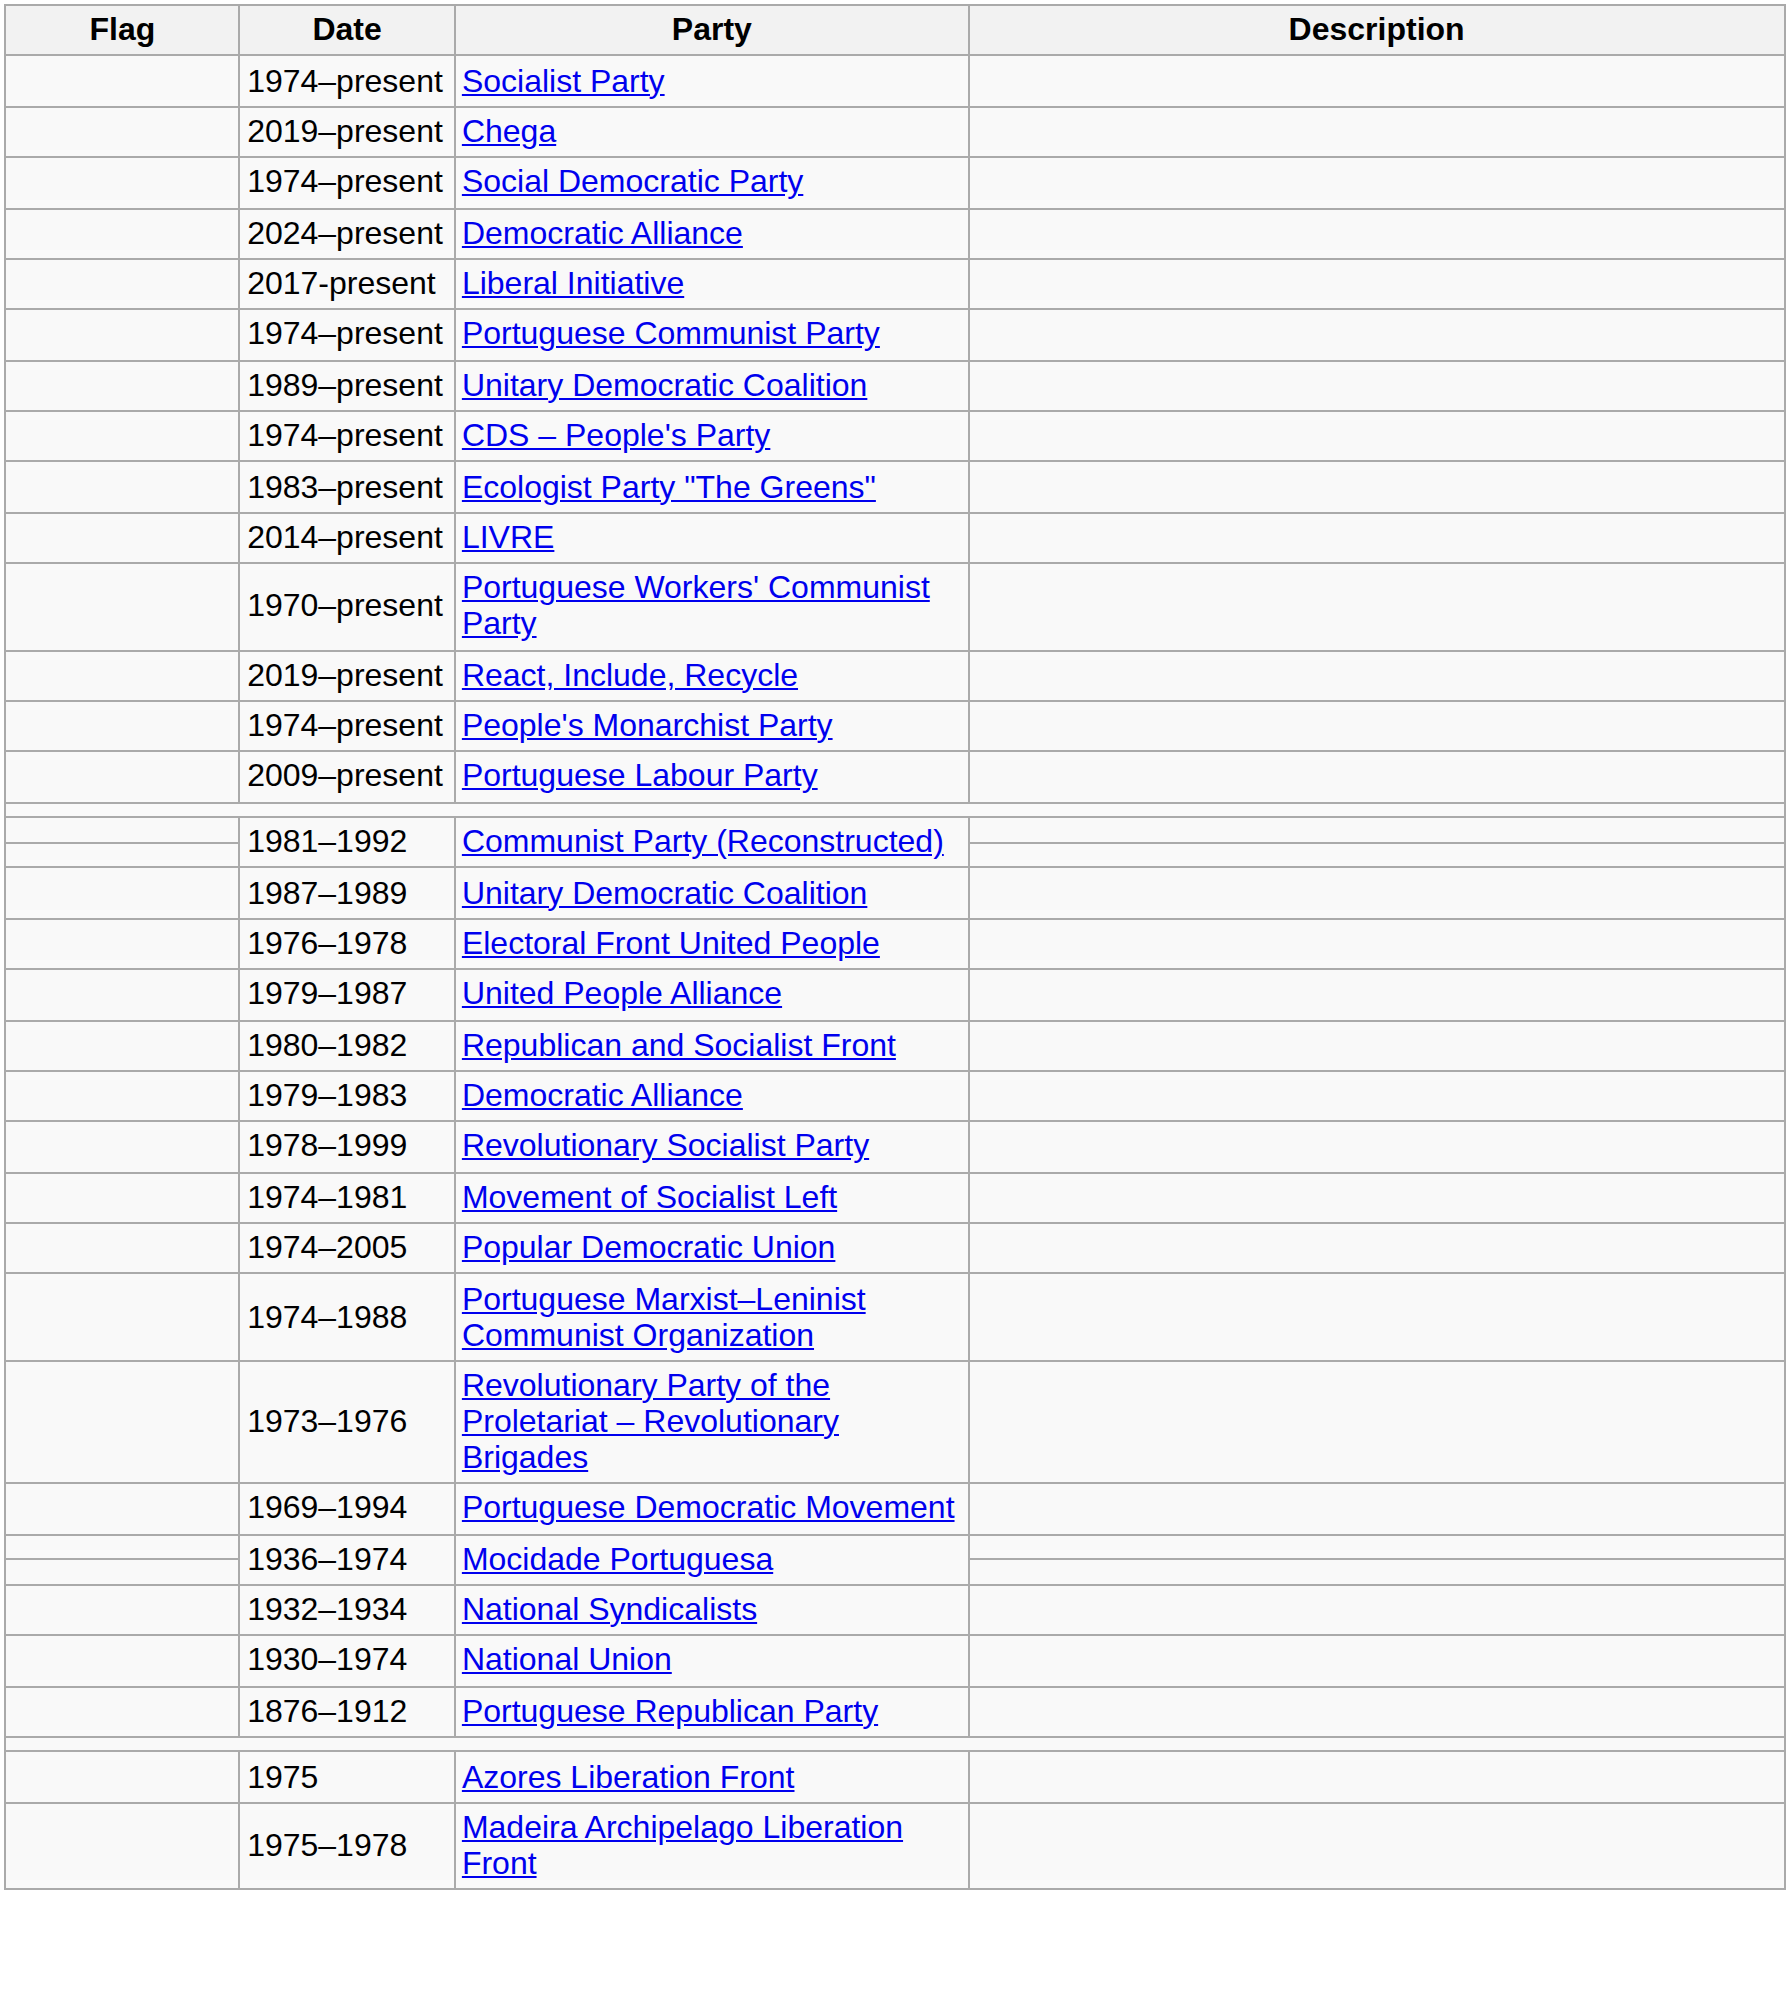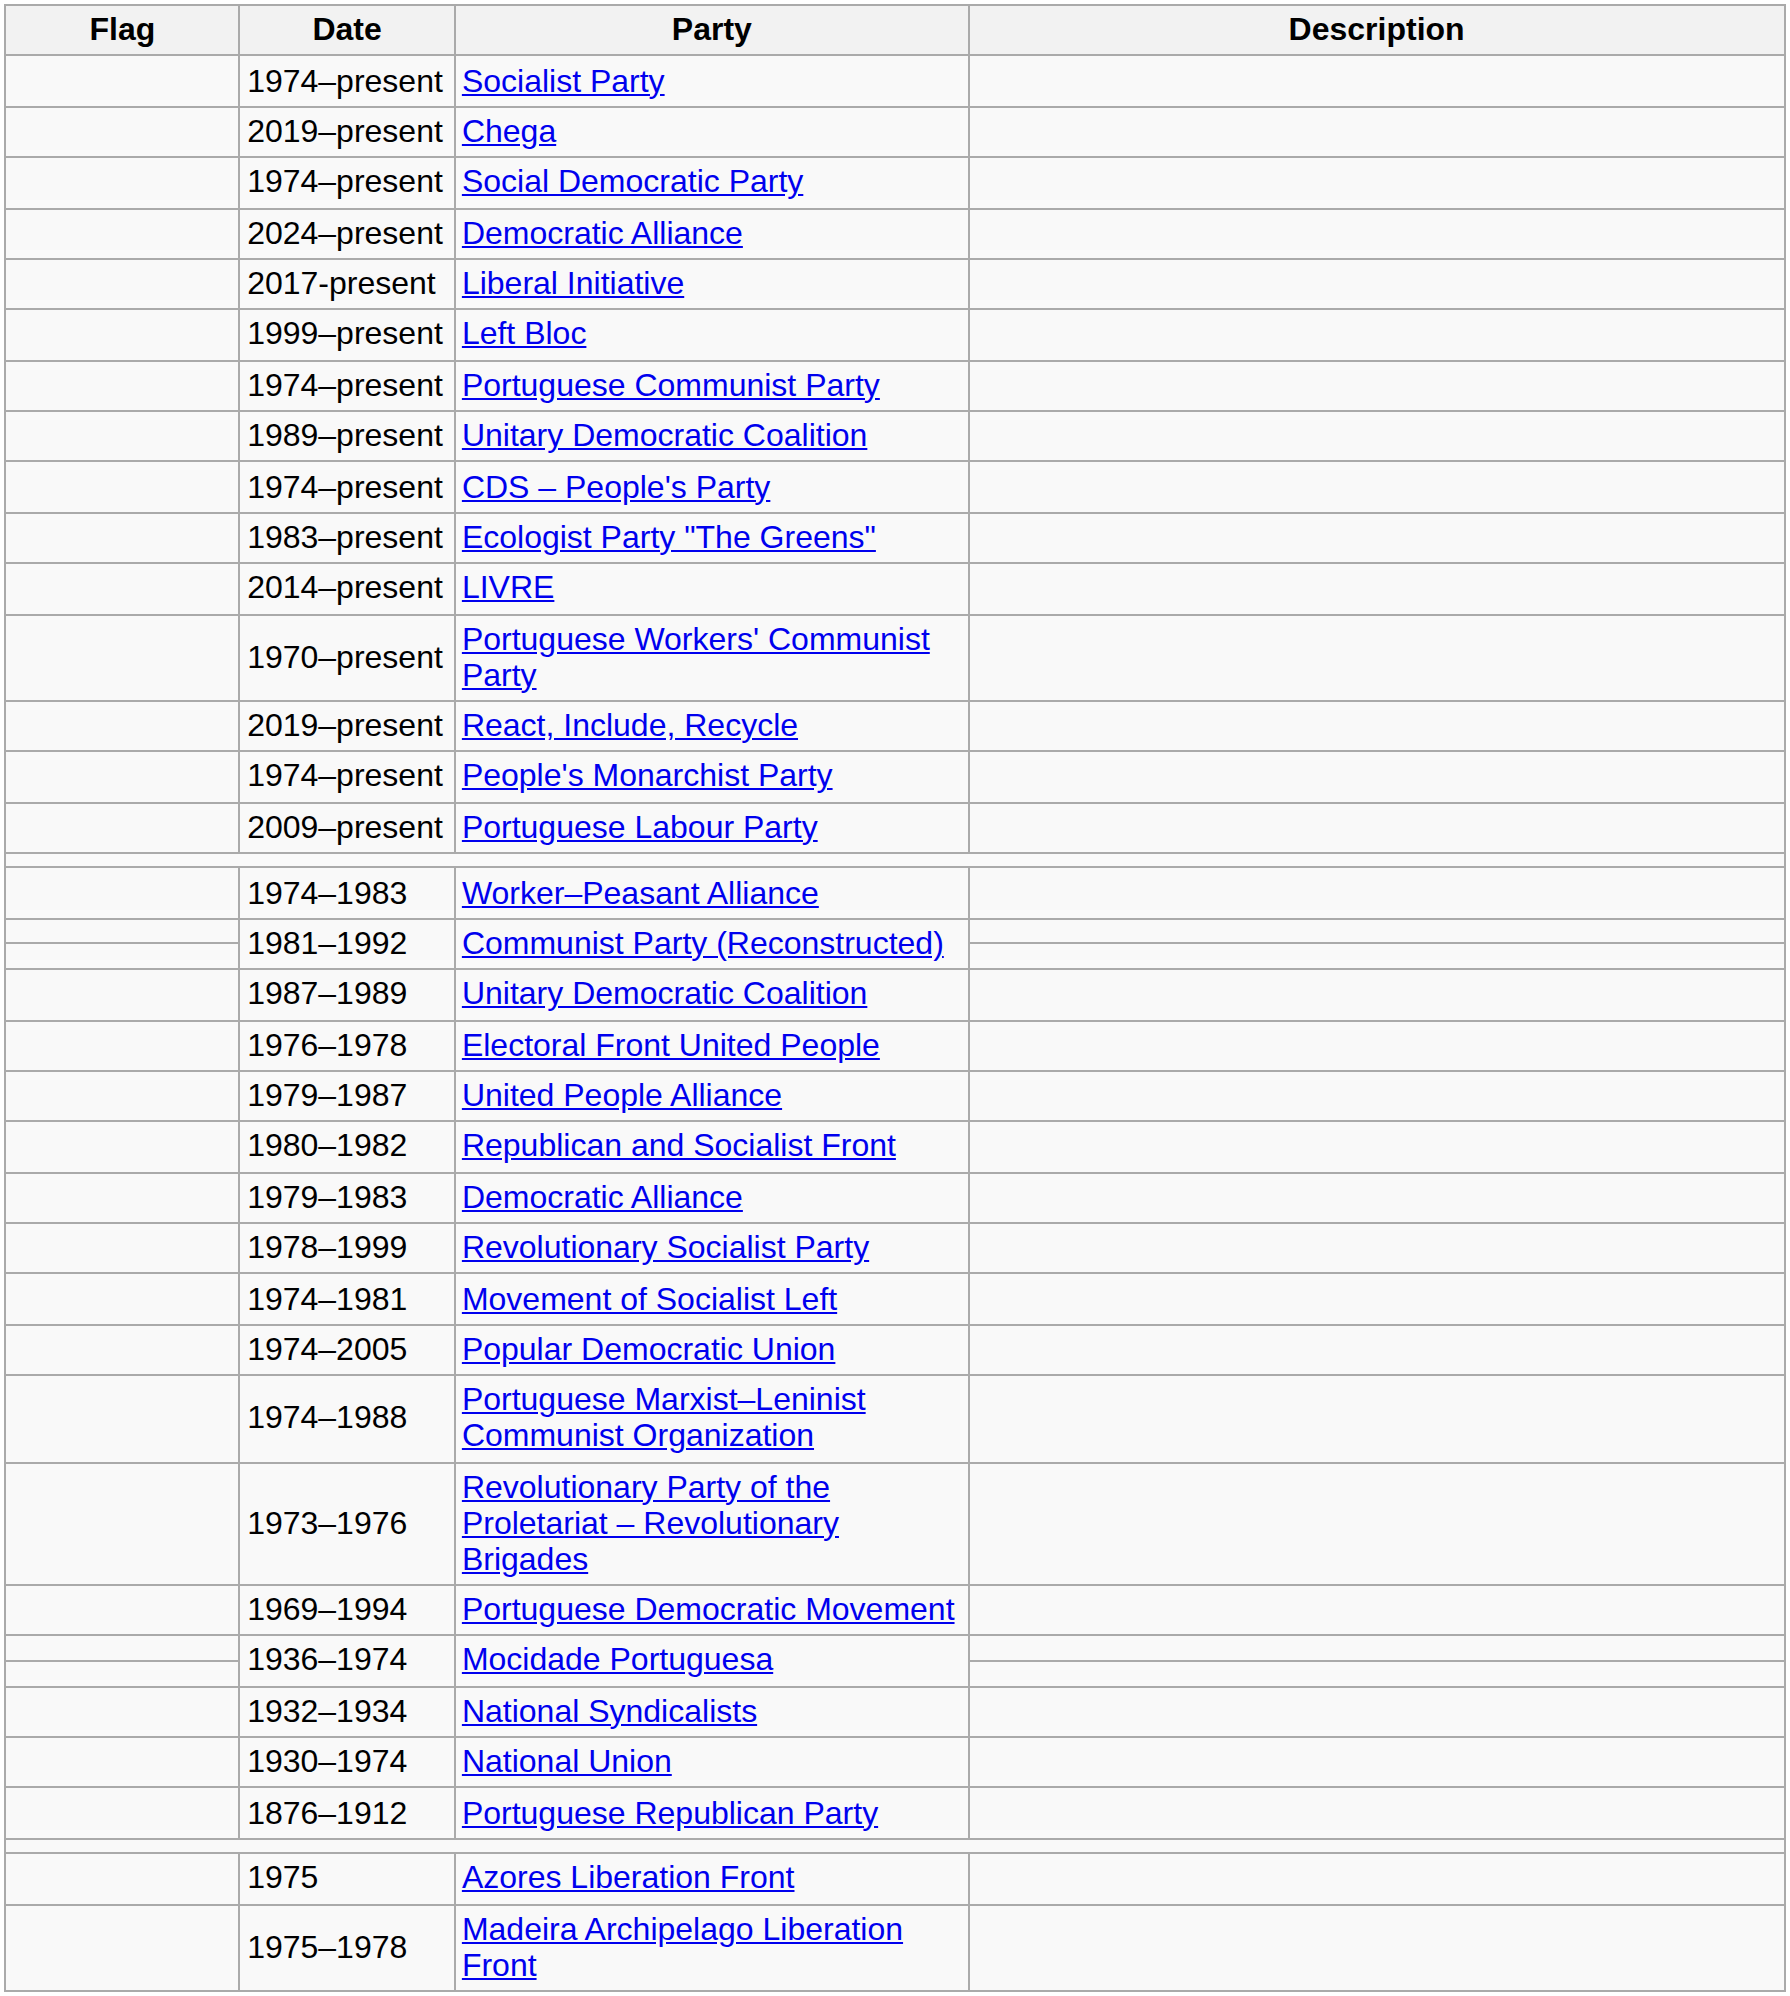+ row: (345, 334)
+ row: (327, 892)
